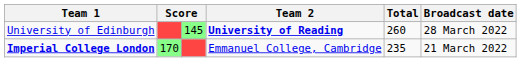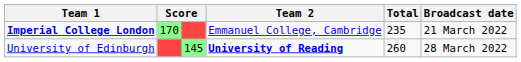rows swapped: (81, 48) <-> (81, 30)
